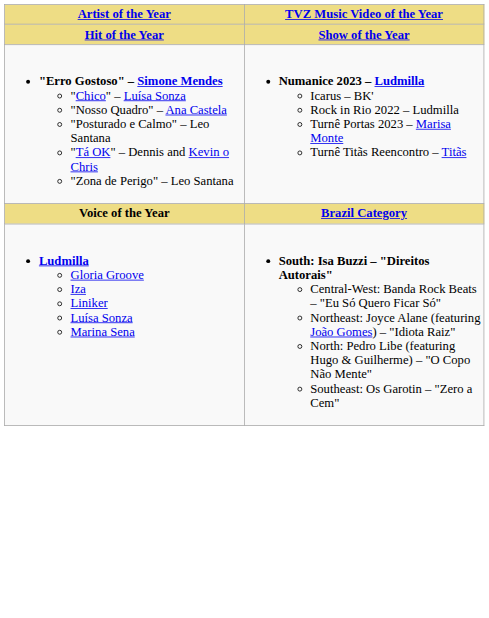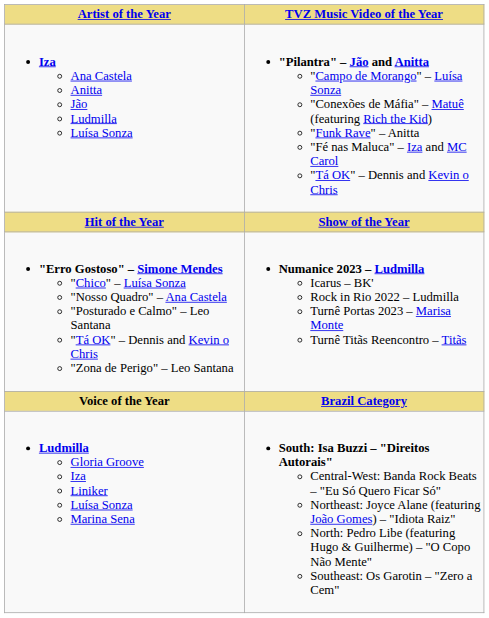+ row: (124, 97)
